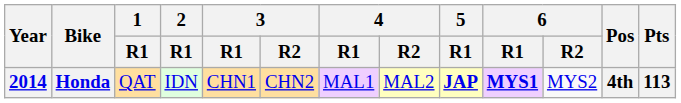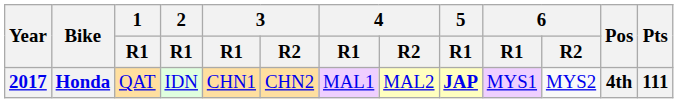(28, 82) 2014 -> (28, 82) 2017
(512, 82) bold -> (512, 82) normal
(657, 82) 113 -> (655, 82) 111
